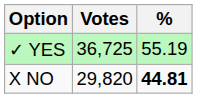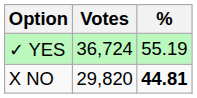(105, 48) 36,725 -> (105, 48) 36,724
